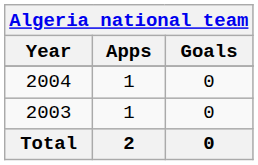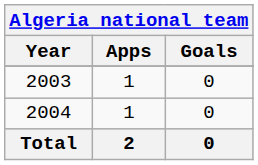rows swapped: (49, 113) <-> (49, 82)
